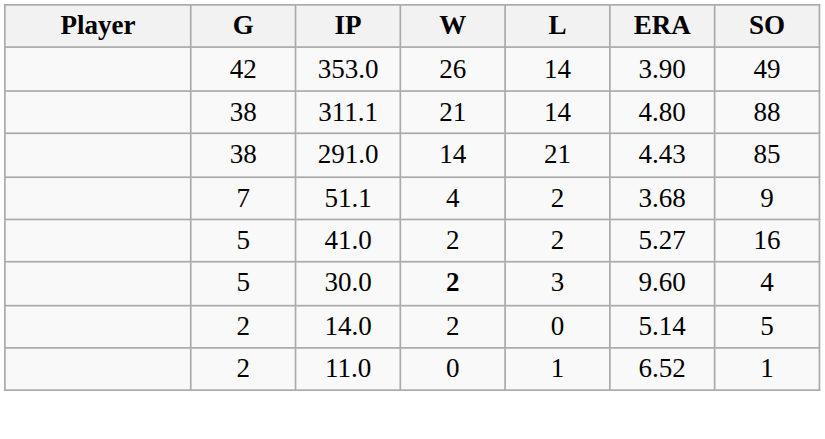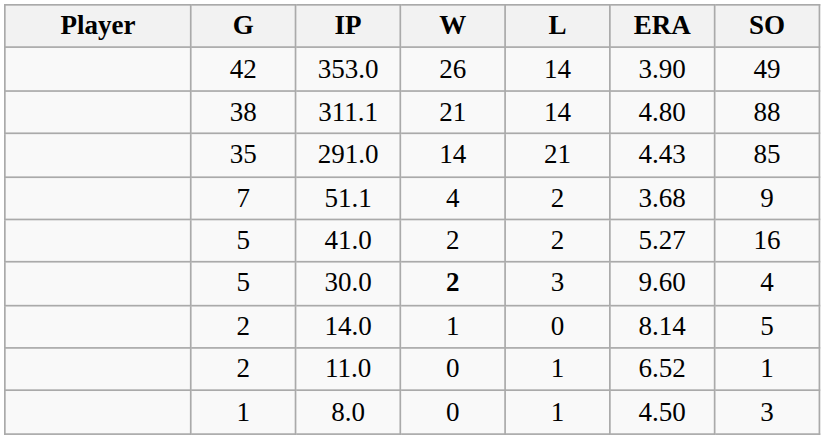(243, 154) 38 -> (243, 154) 35
(453, 326) 2 -> (453, 326) 1
(662, 326) 5.14 -> (662, 326) 8.14
+ row: (348, 411)
